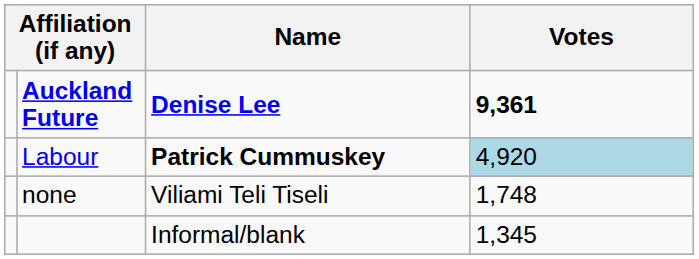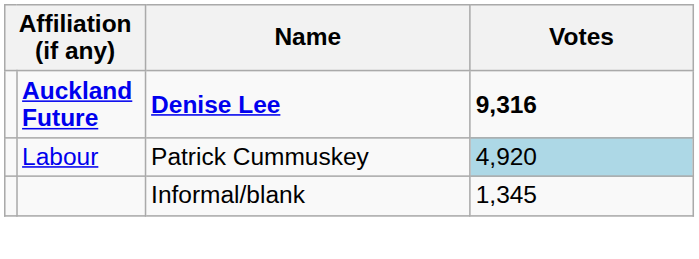(506, 104) 9,361 -> (506, 104) 9,316
(268, 156) bold -> (260, 156) normal
- row: (49, 195)
